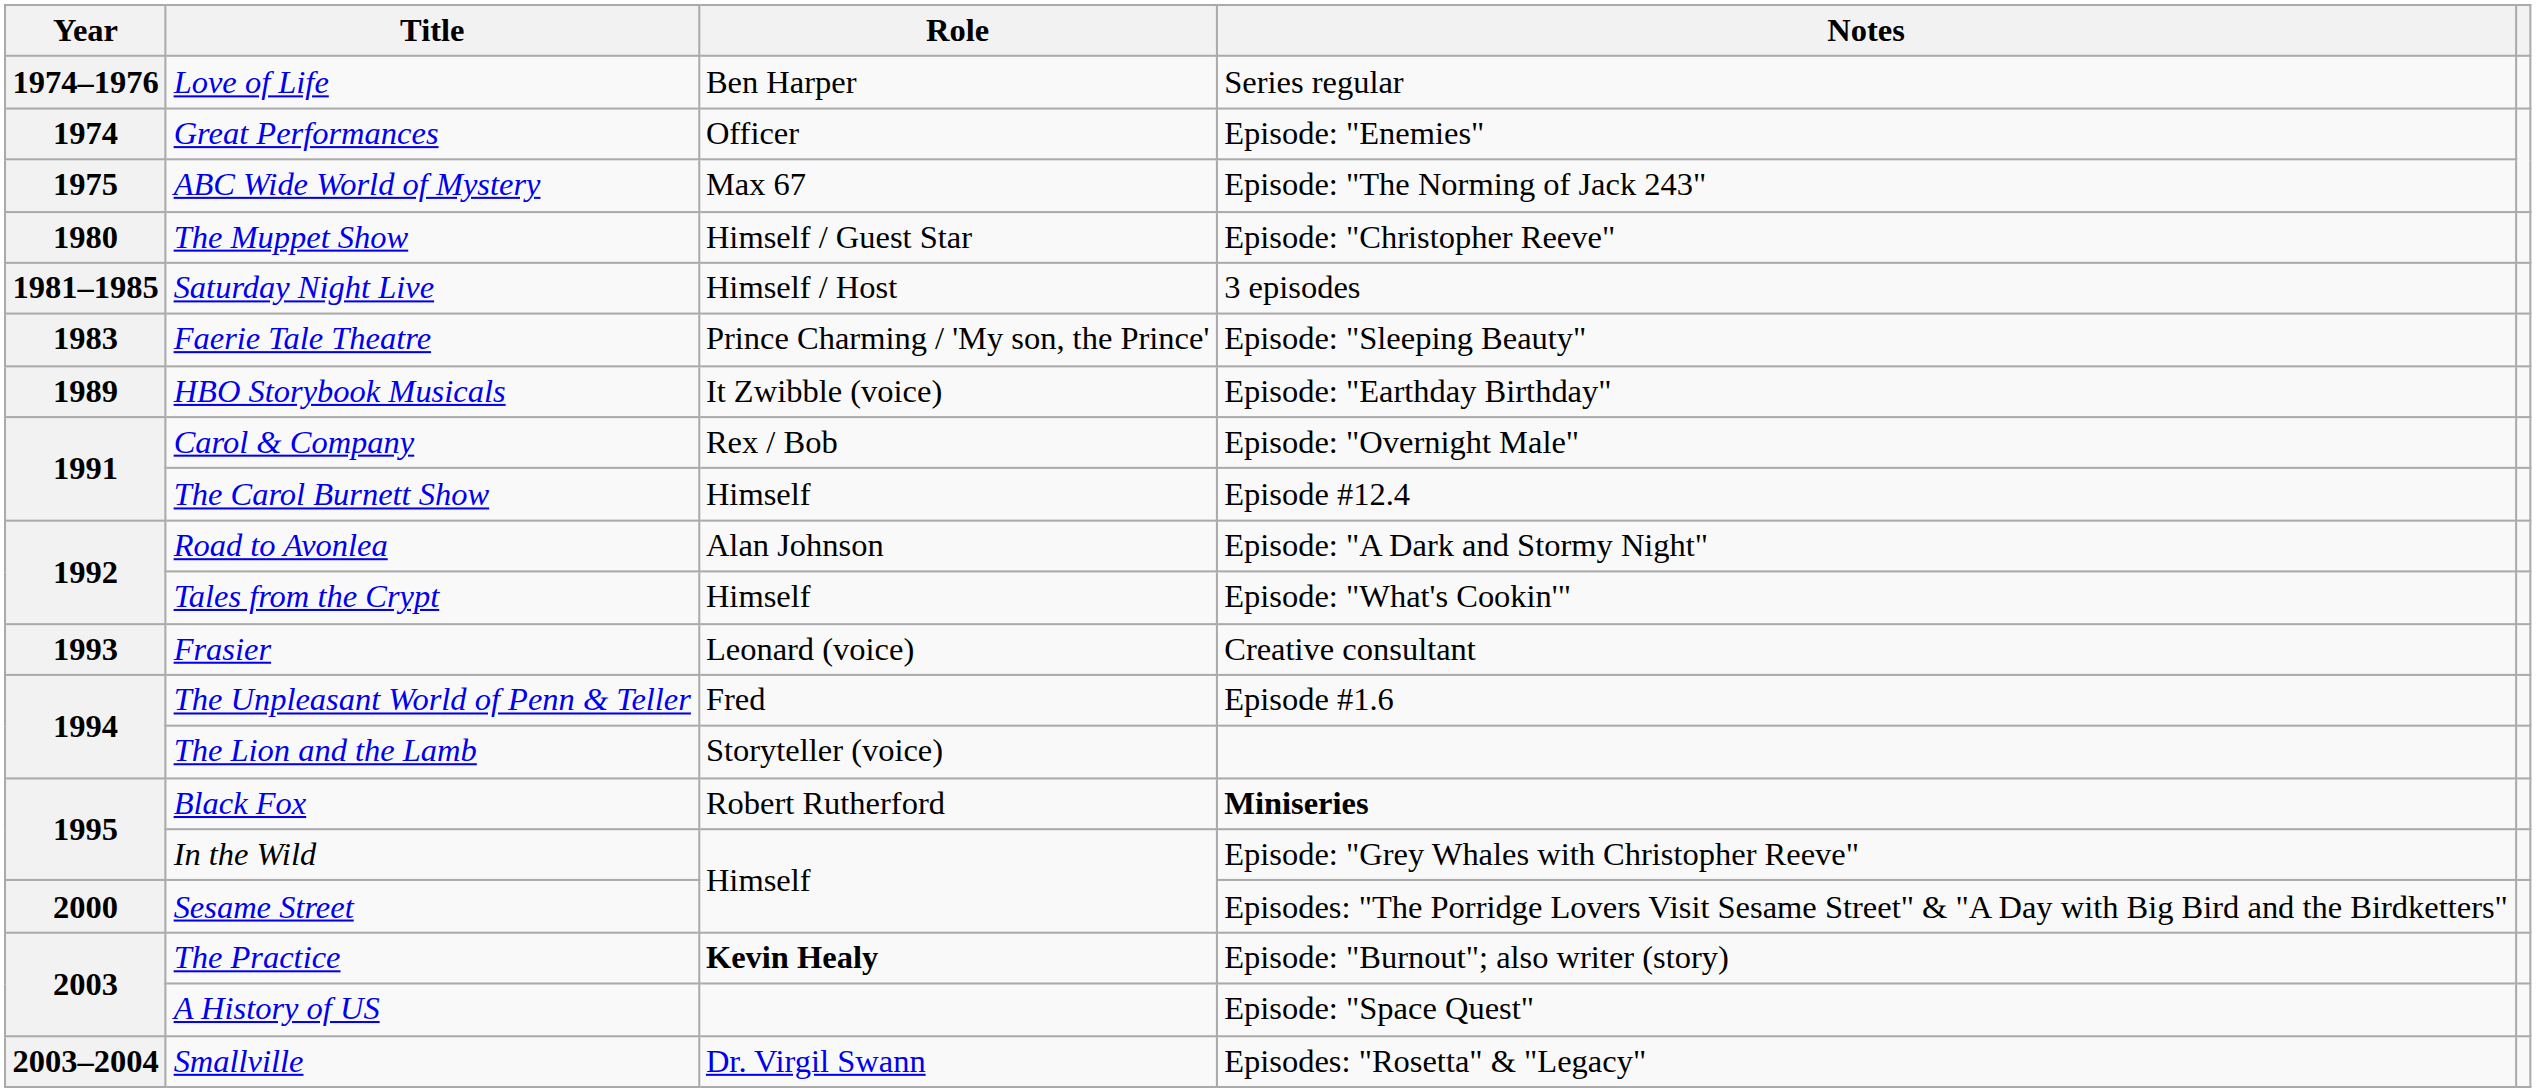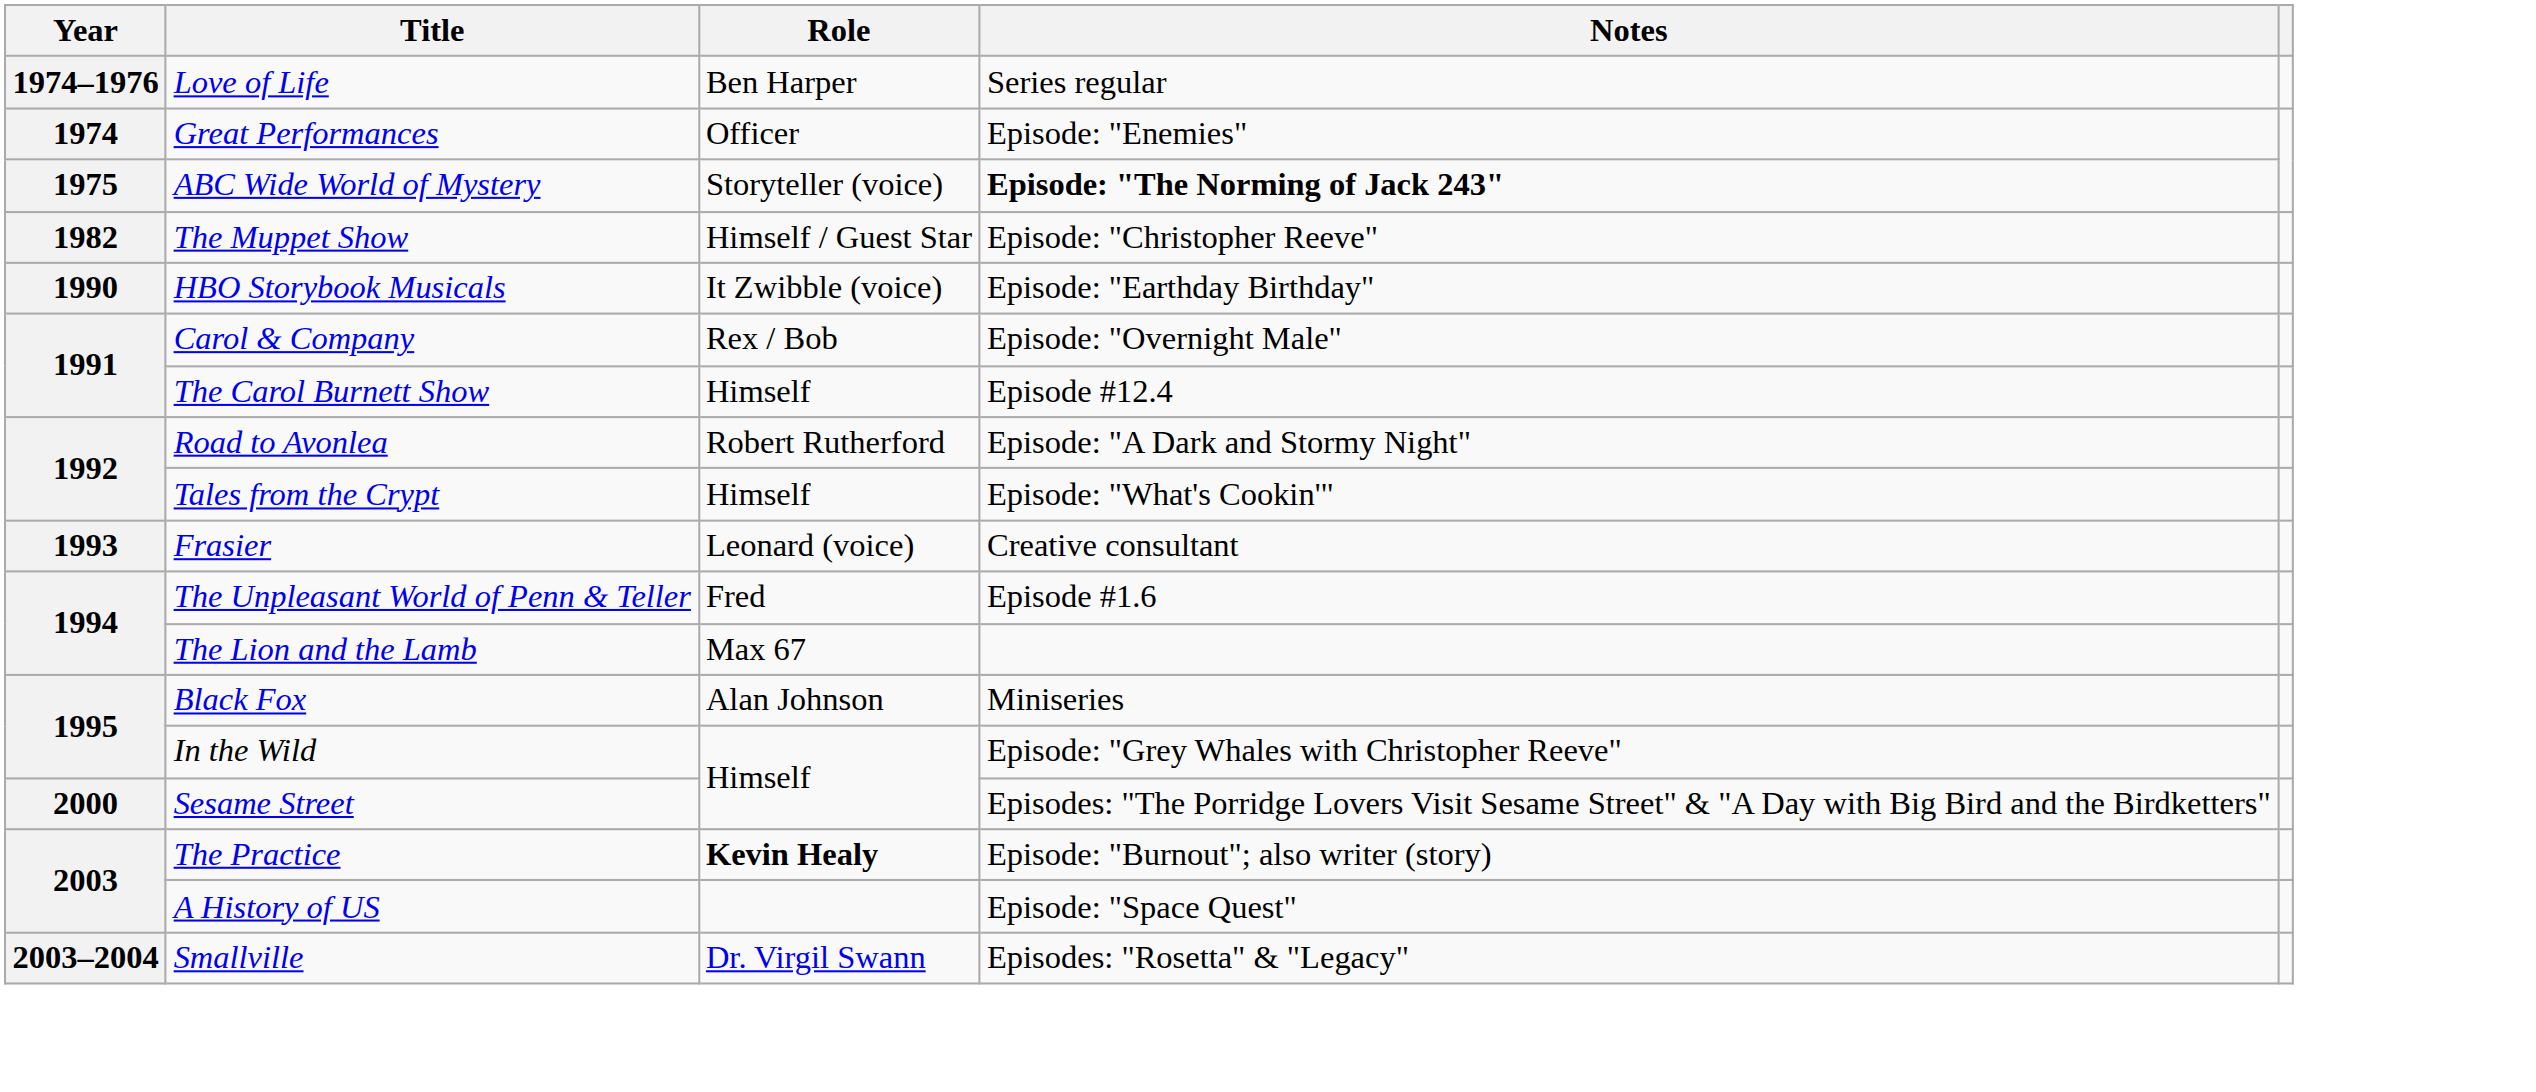(756, 184) Max 67 -> (825, 184) Storyteller (voice)
(1465, 184) normal -> (1245, 184) bold
(86, 236) 1980 -> (86, 236) 1982
- row: (304, 287)
- row: (302, 339)
(86, 390) 1989 -> (86, 287) 1990
(795, 545) Alan Johnson -> (825, 442) Robert Rutherford
(825, 751) Storyteller (voice) -> (756, 648) Max 67
(825, 802) Robert Rutherford -> (795, 699) Alan Johnson
(1296, 802) bold -> (1056, 699) normal
